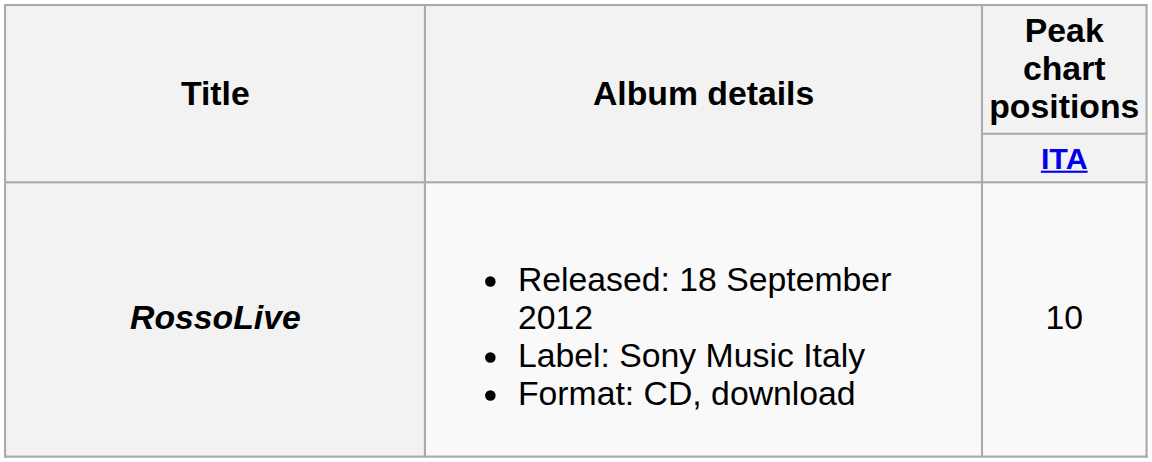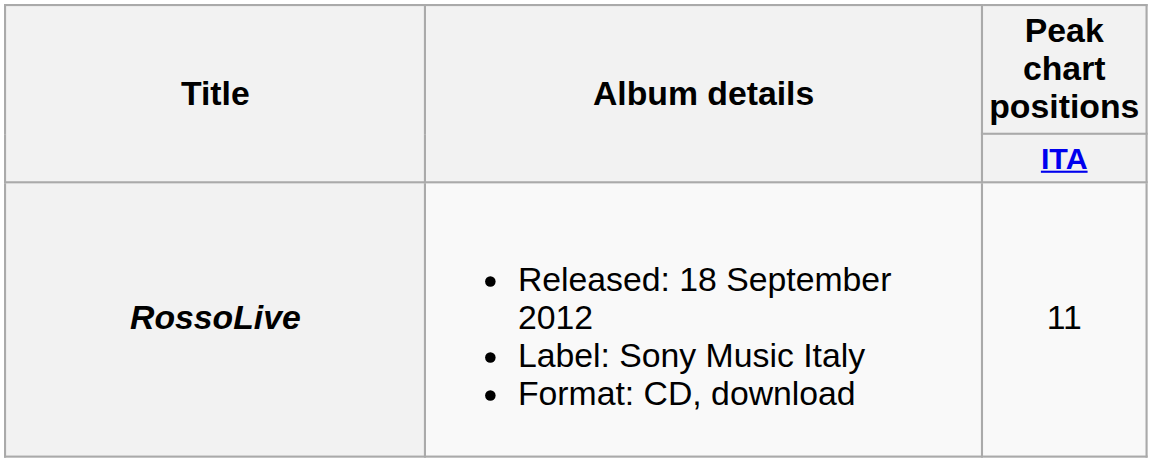(1064, 318) 10 -> (1064, 318) 11
